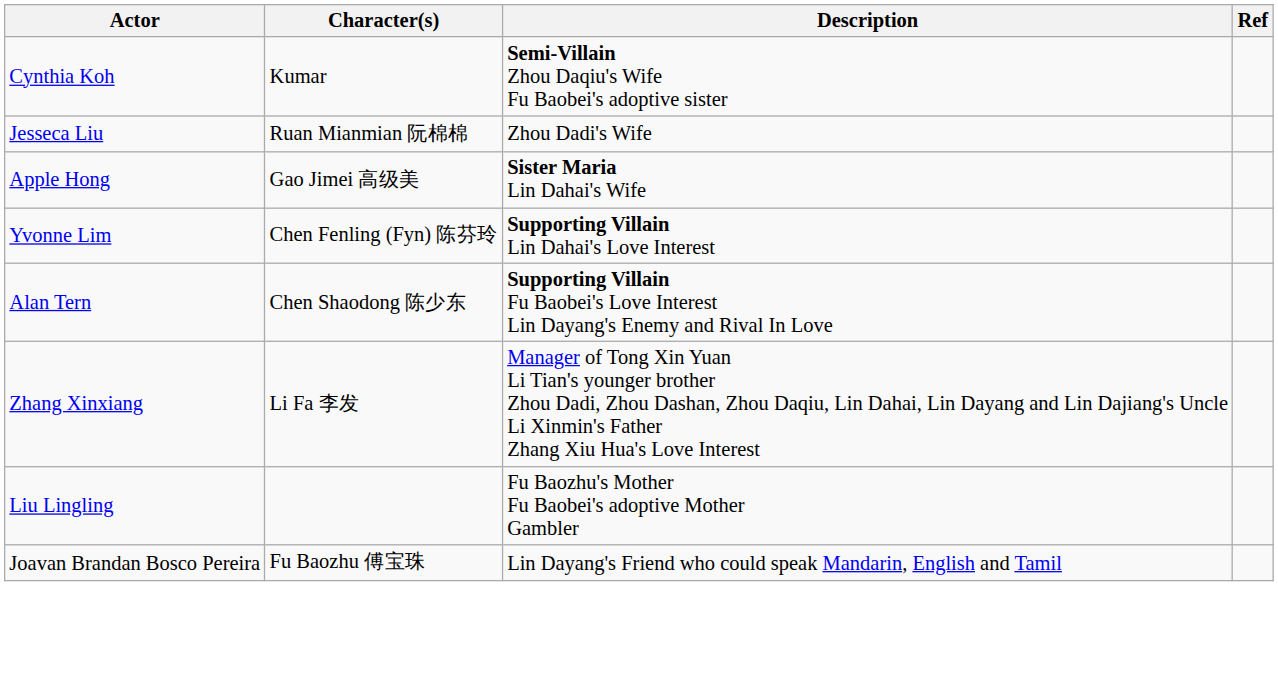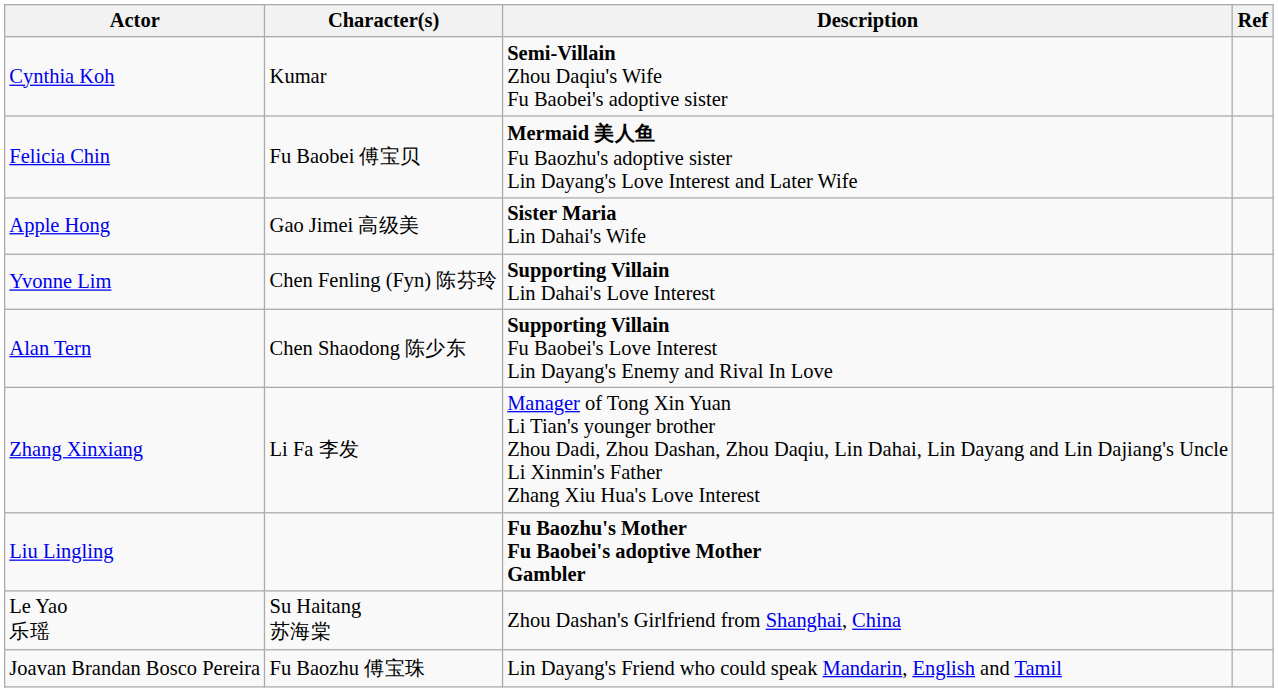+ row: (60, 156)
- row: (56, 133)
(626, 505) normal -> (634, 551) bold
+ row: (38, 619)
